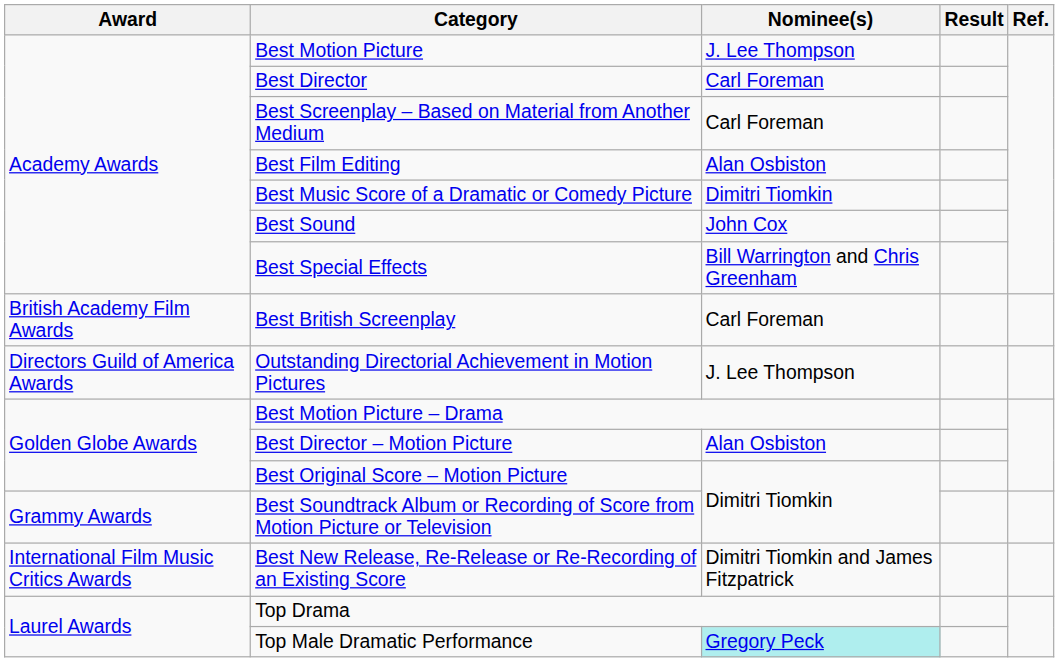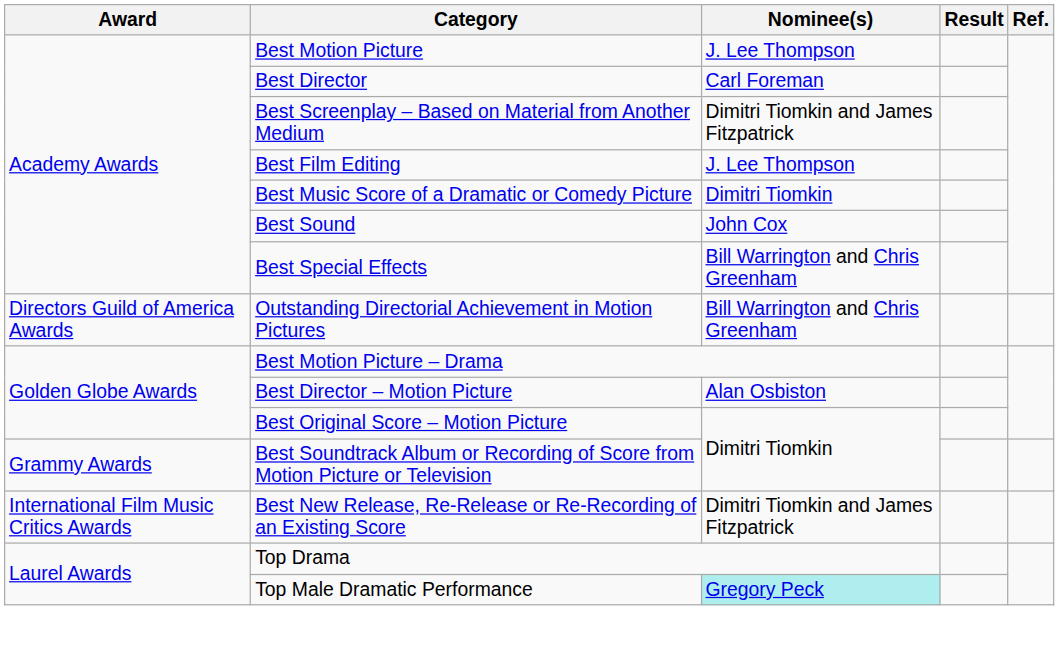(765, 122) Carl Foreman -> (819, 122) Dimitri Tiomkin and James Fitzpatrick
(766, 164) Alan Osbiston -> (780, 164) J. Lee Thompson
- row: (355, 319)
(780, 372) J. Lee Thompson -> (812, 319) Bill Warrington and Chris Greenham
